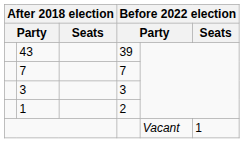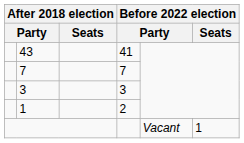(126, 52) 39 -> (126, 52) 41
